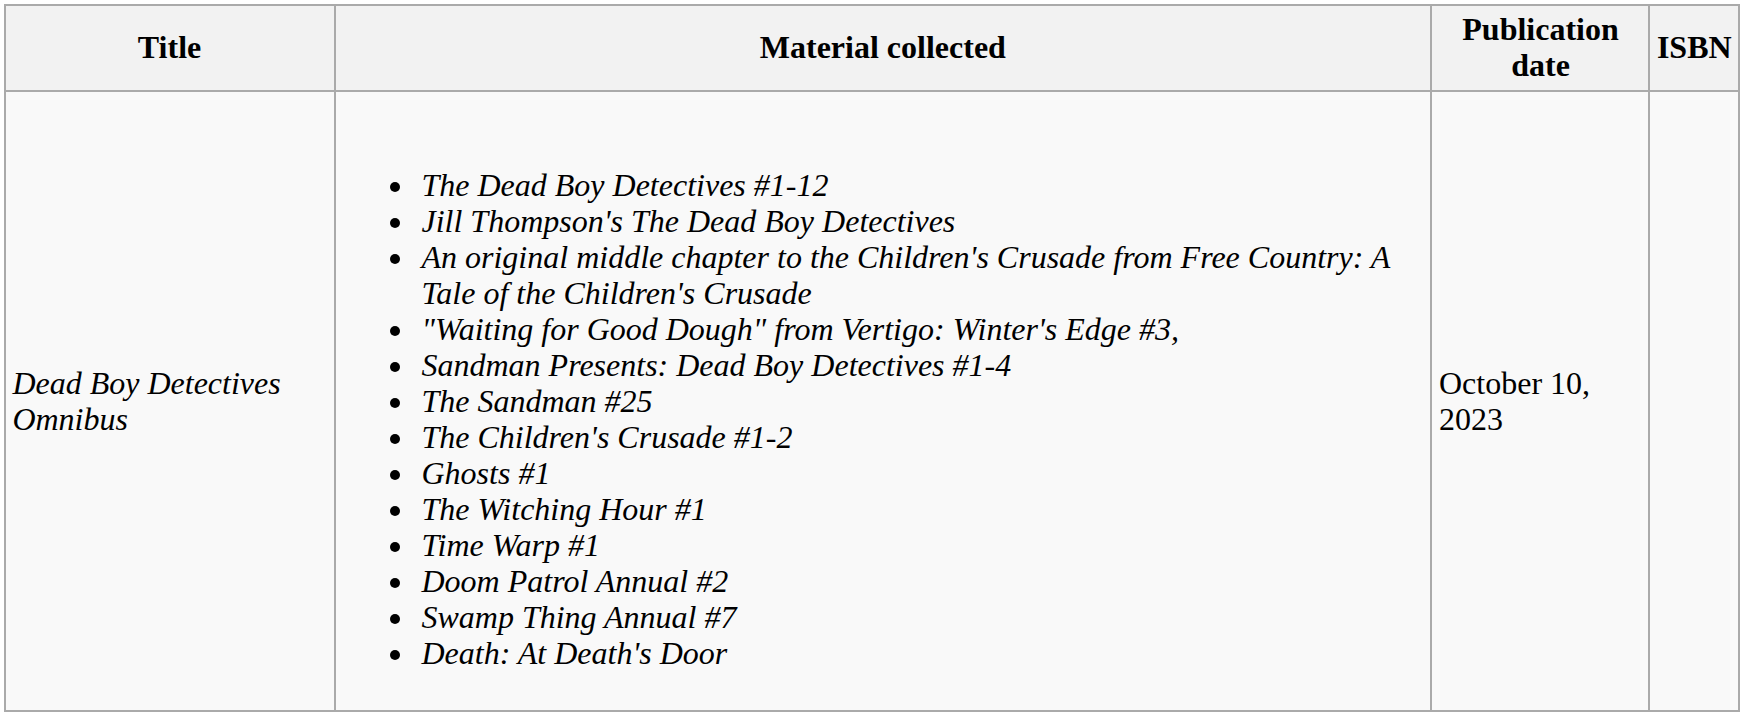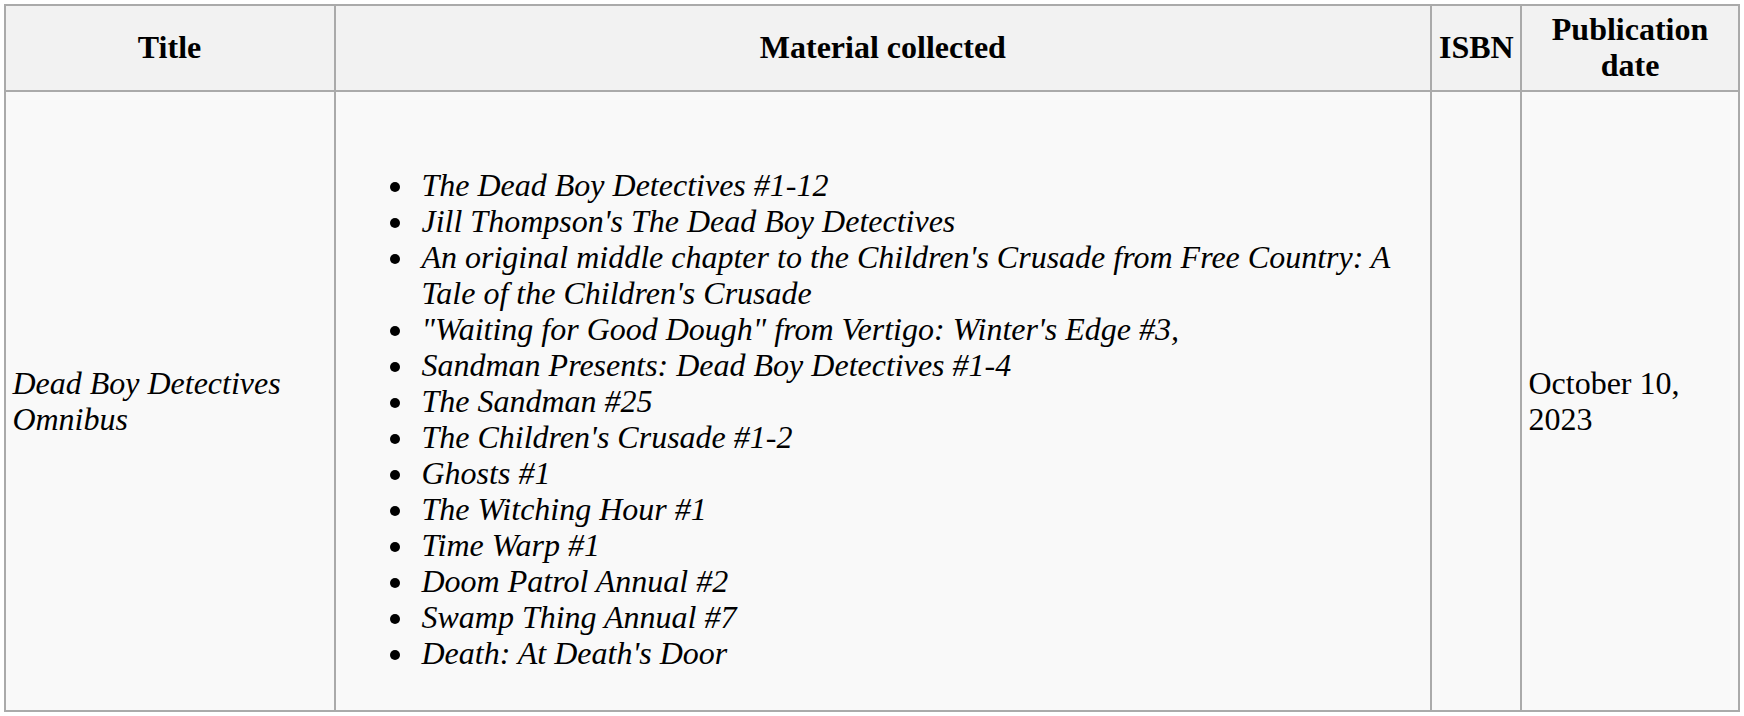columns swapped: (1541, 47) <-> (1694, 47)
